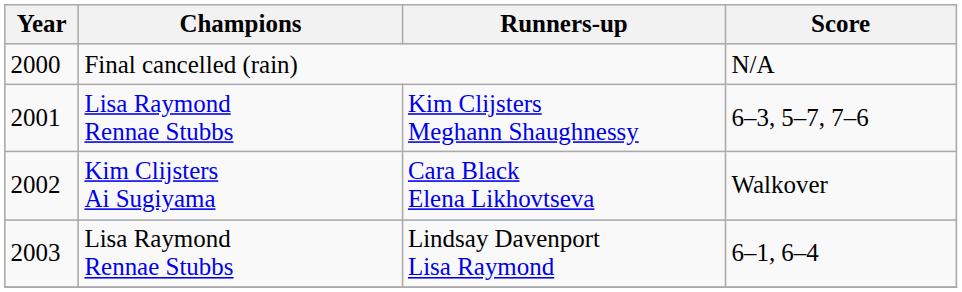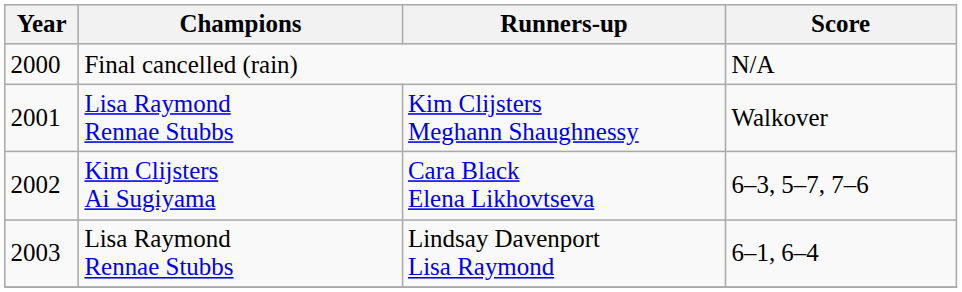(800, 117) 6–3, 5–7, 7–6 -> (780, 117) Walkover
(780, 185) Walkover -> (800, 185) 6–3, 5–7, 7–6
